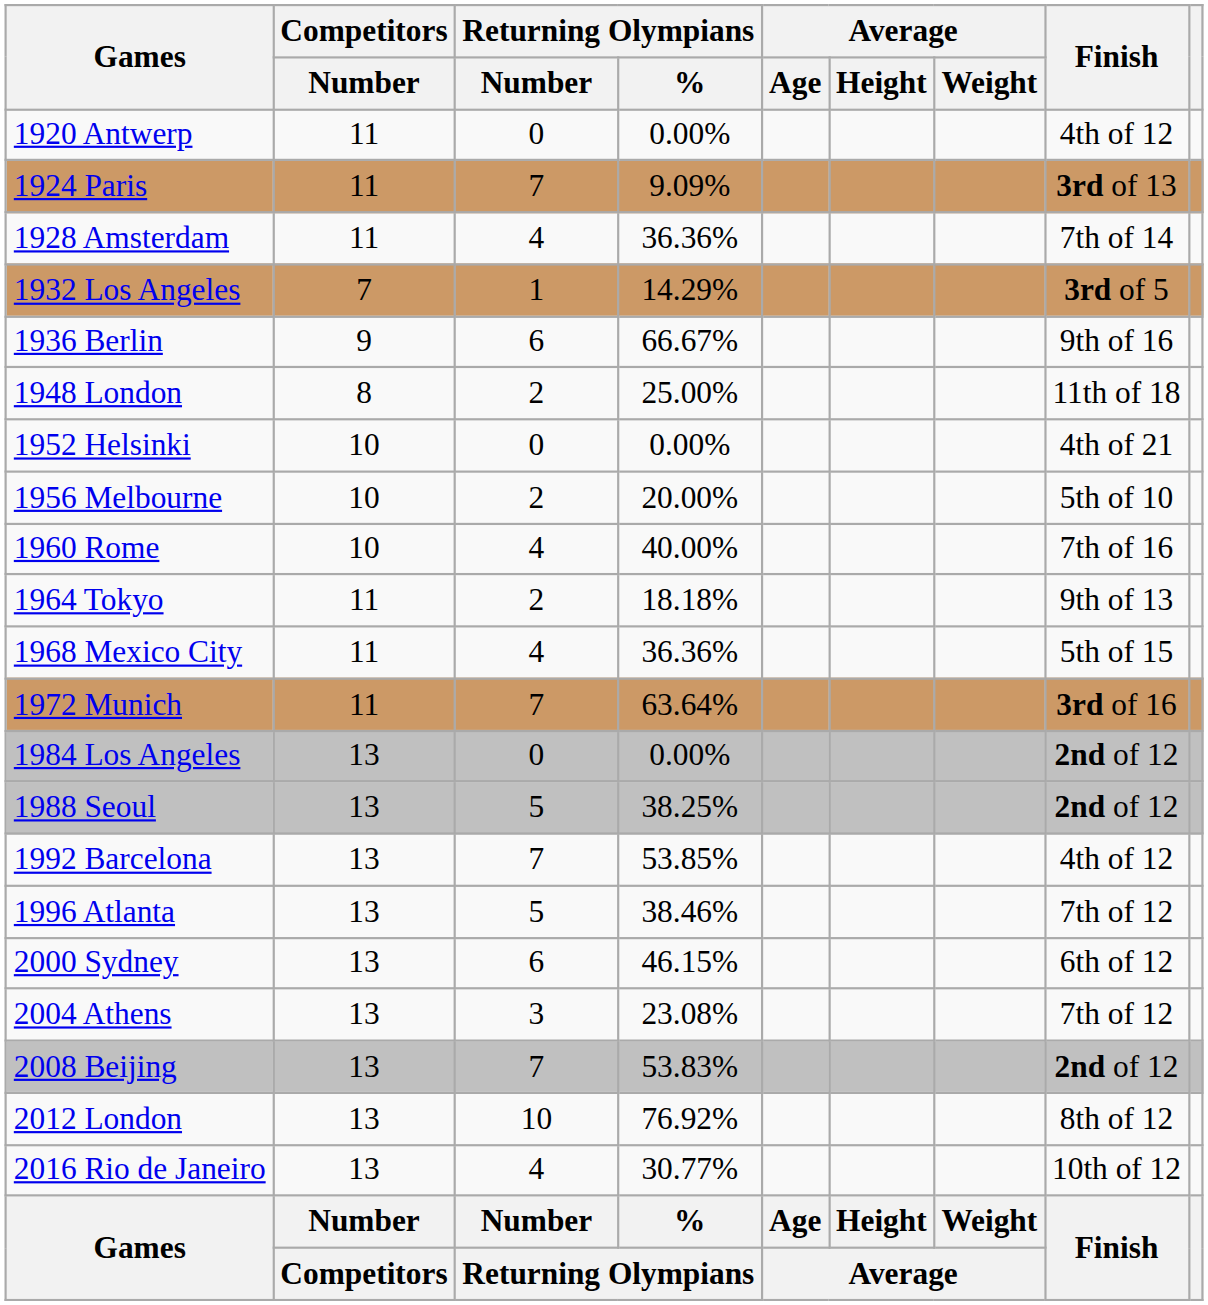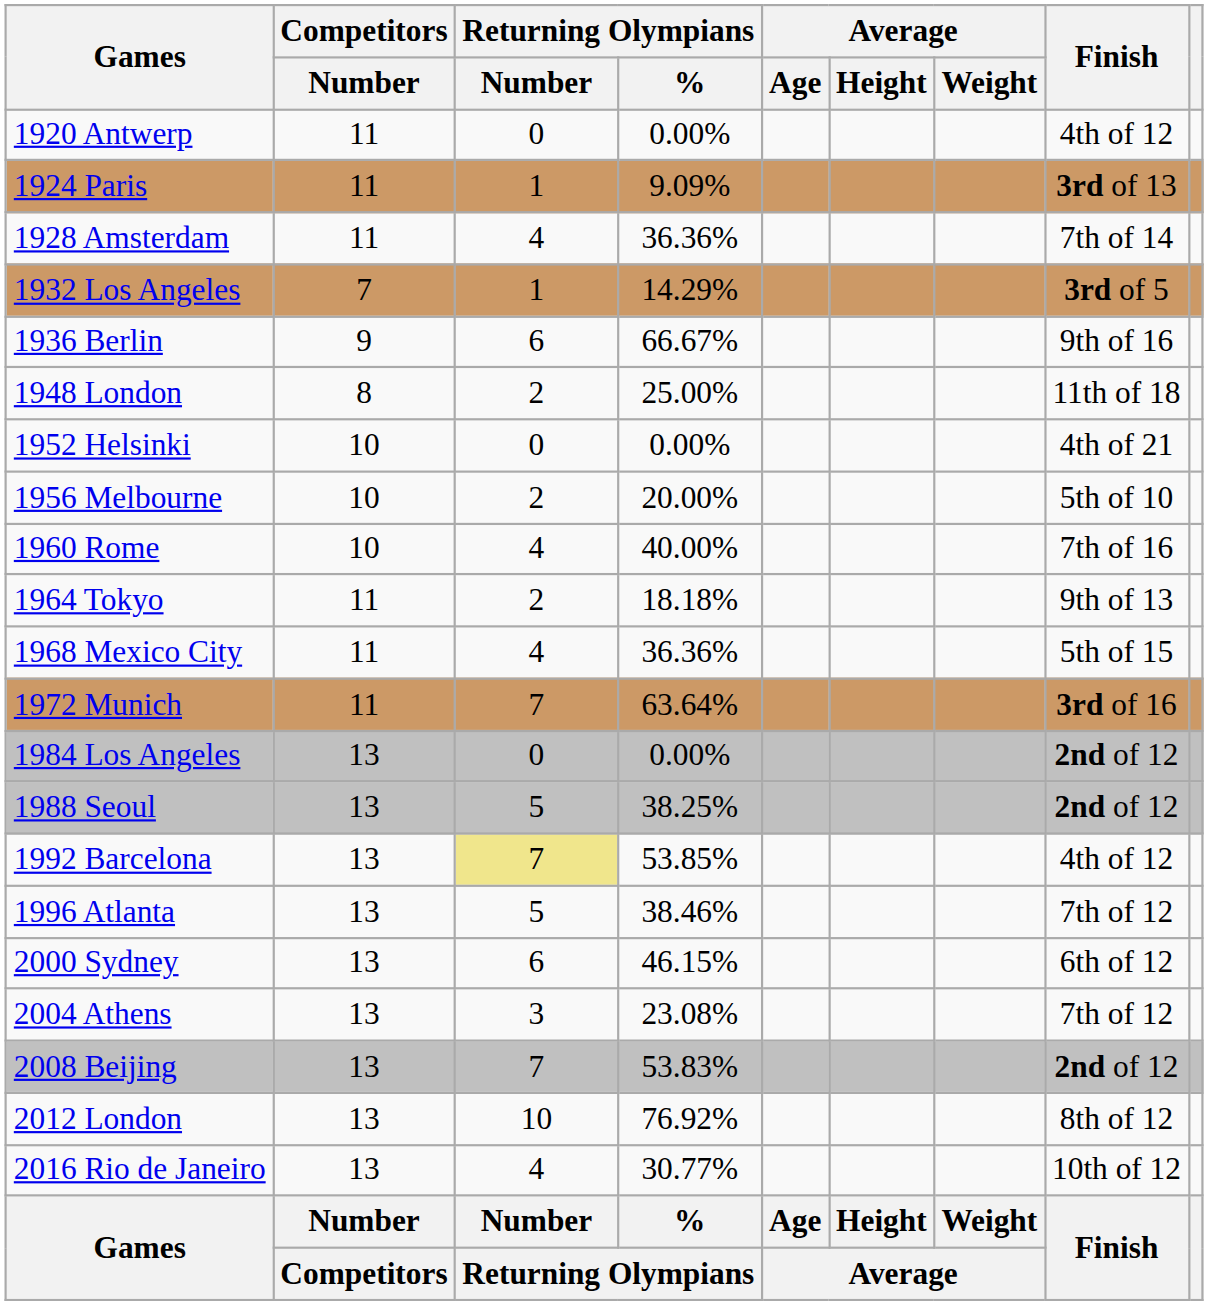(536, 186) 7 -> (536, 186) 1
(536, 859) no background -> (536, 859) khaki background
